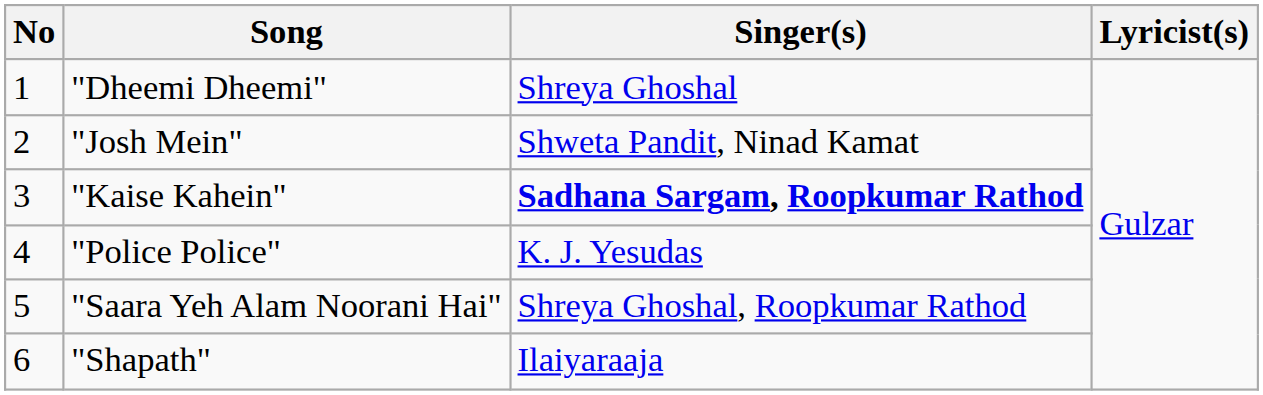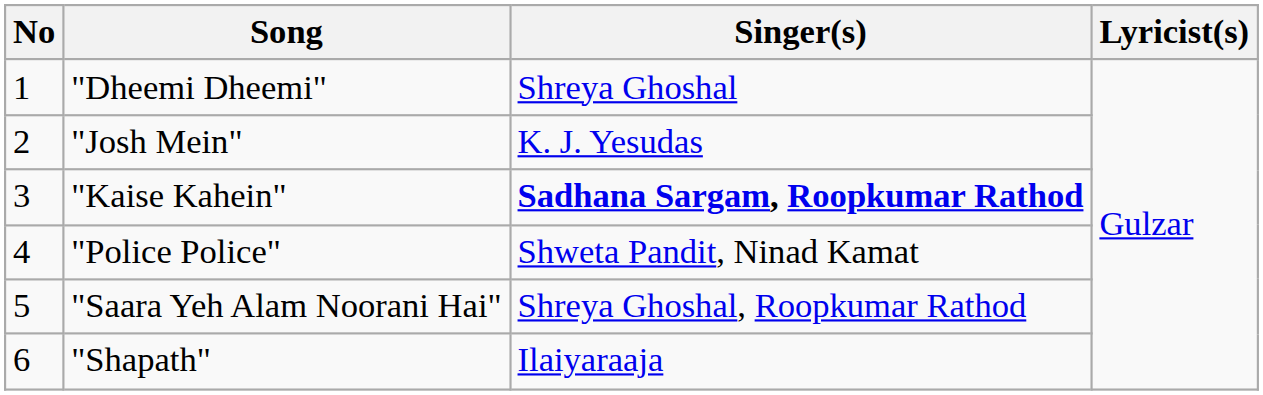(718, 141) Shweta Pandit, Ninad Kamat -> (610, 141) K. J. Yesudas
(610, 251) K. J. Yesudas -> (718, 251) Shweta Pandit, Ninad Kamat
